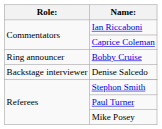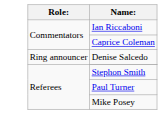- row: (117, 57)
(47, 72) Backstage interviewer -> (59, 57) Ring announcer
